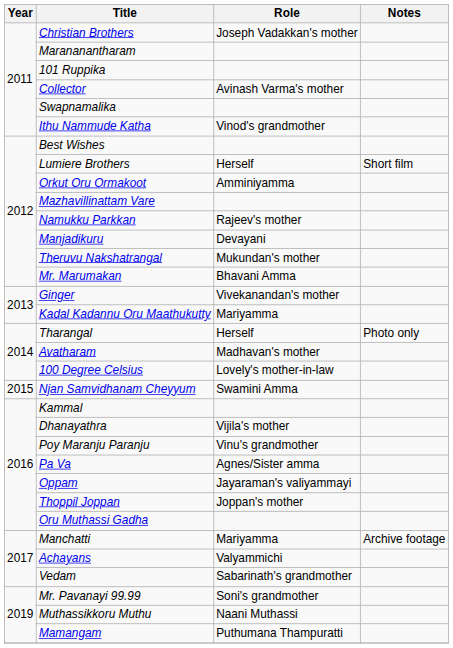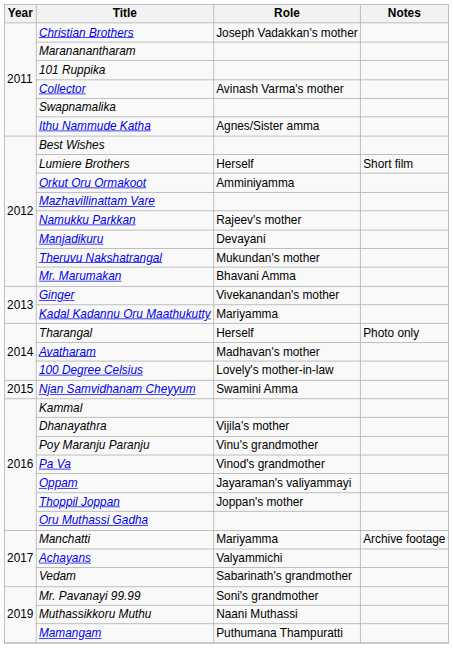(270, 126) Vinod's grandmother -> (268, 126) Agnes/Sister amma
(268, 464) Agnes/Sister amma -> (270, 464) Vinod's grandmother
